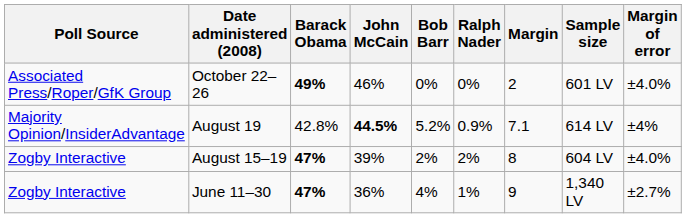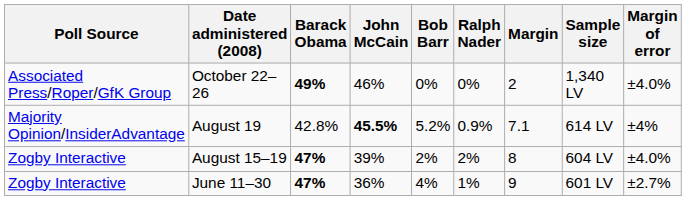(589, 84) 601 LV -> (585, 84) 1,340 LV
(375, 125) 44.5% -> (375, 125) 45.5%
(585, 191) 1,340 LV -> (589, 183) 601 LV
